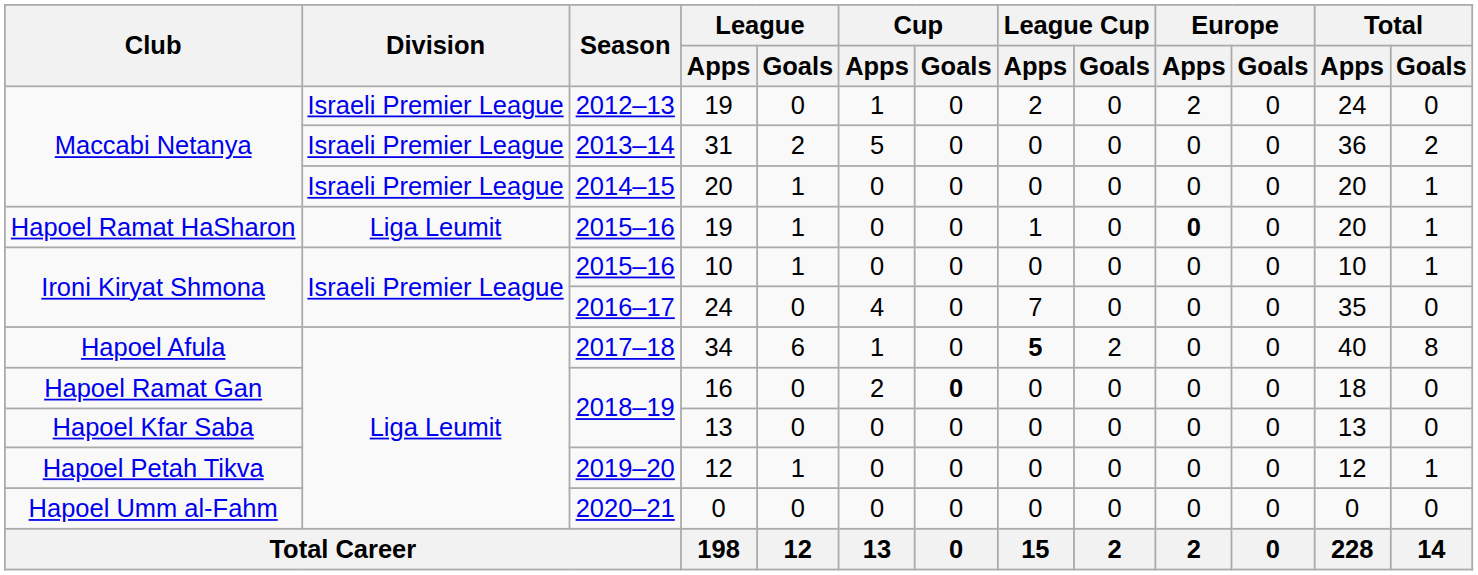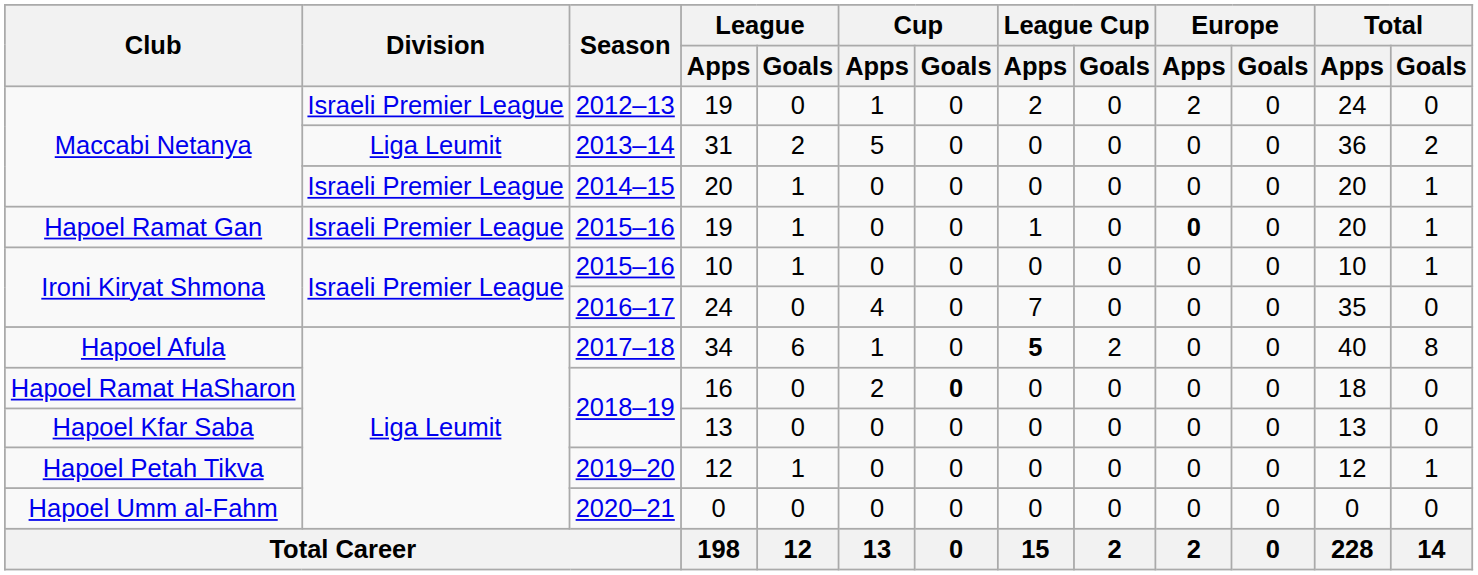(436, 146) Israeli Premier League -> (436, 146) Liga Leumit
(153, 227) Hapoel Ramat HaSharon -> (153, 227) Hapoel Ramat Gan
(436, 227) Liga Leumit -> (436, 227) Israeli Premier League
(153, 388) Hapoel Ramat Gan -> (153, 388) Hapoel Ramat HaSharon
